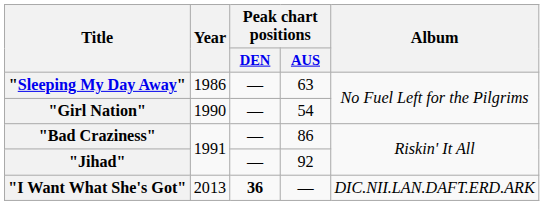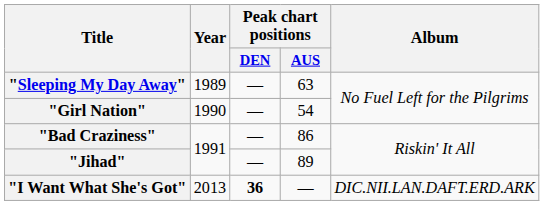(210, 85) 1986 -> (210, 85) 1989
(305, 161) 92 -> (305, 161) 89
